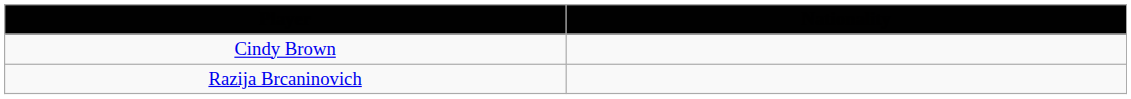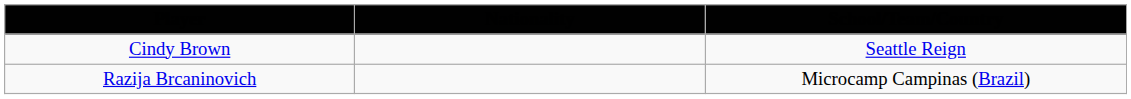+ column: (916, 19)
